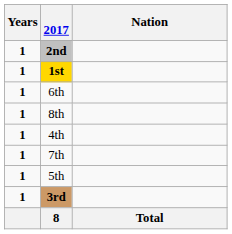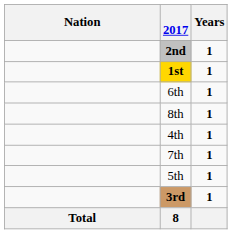columns swapped: (150, 22) <-> (23, 22)
